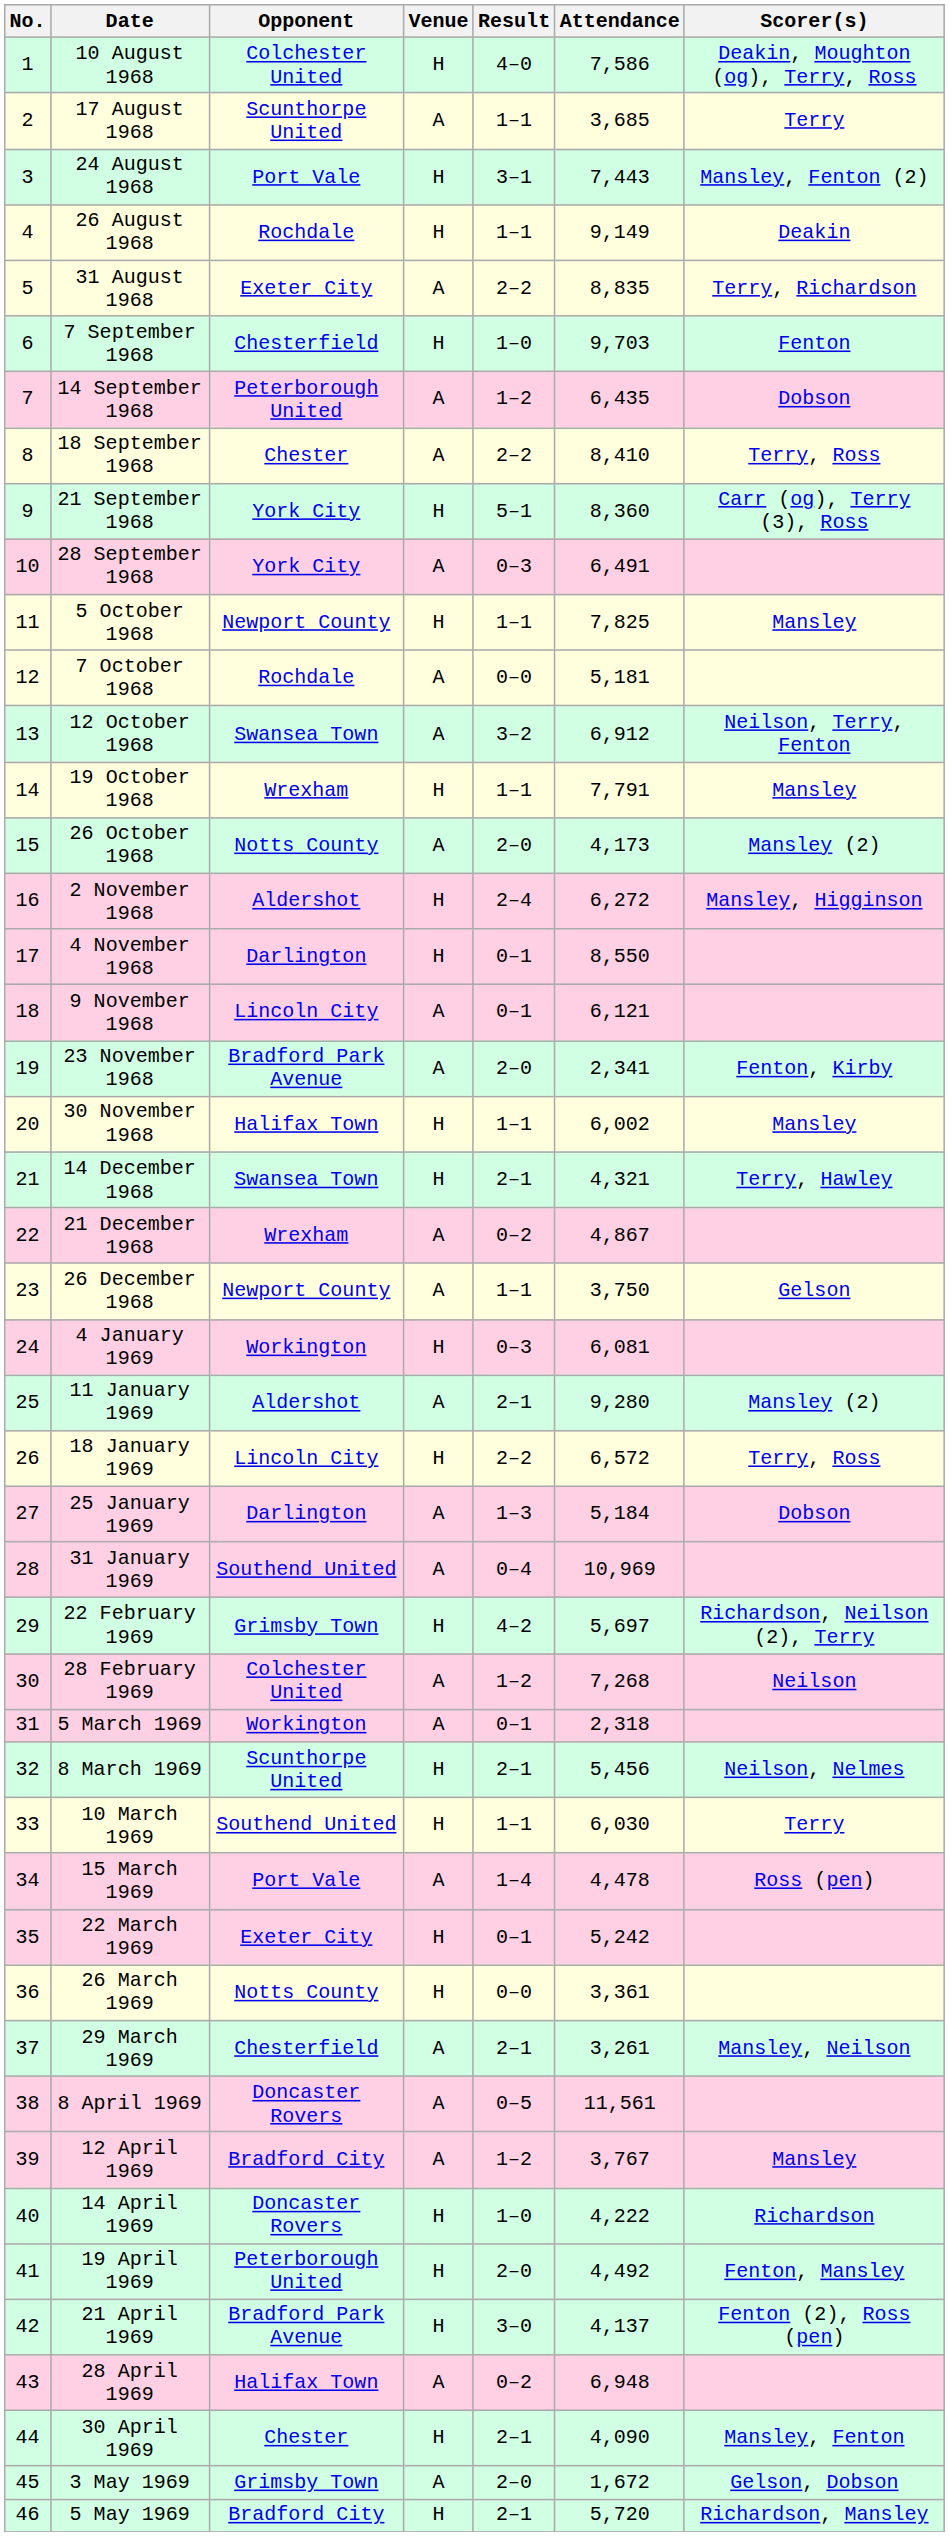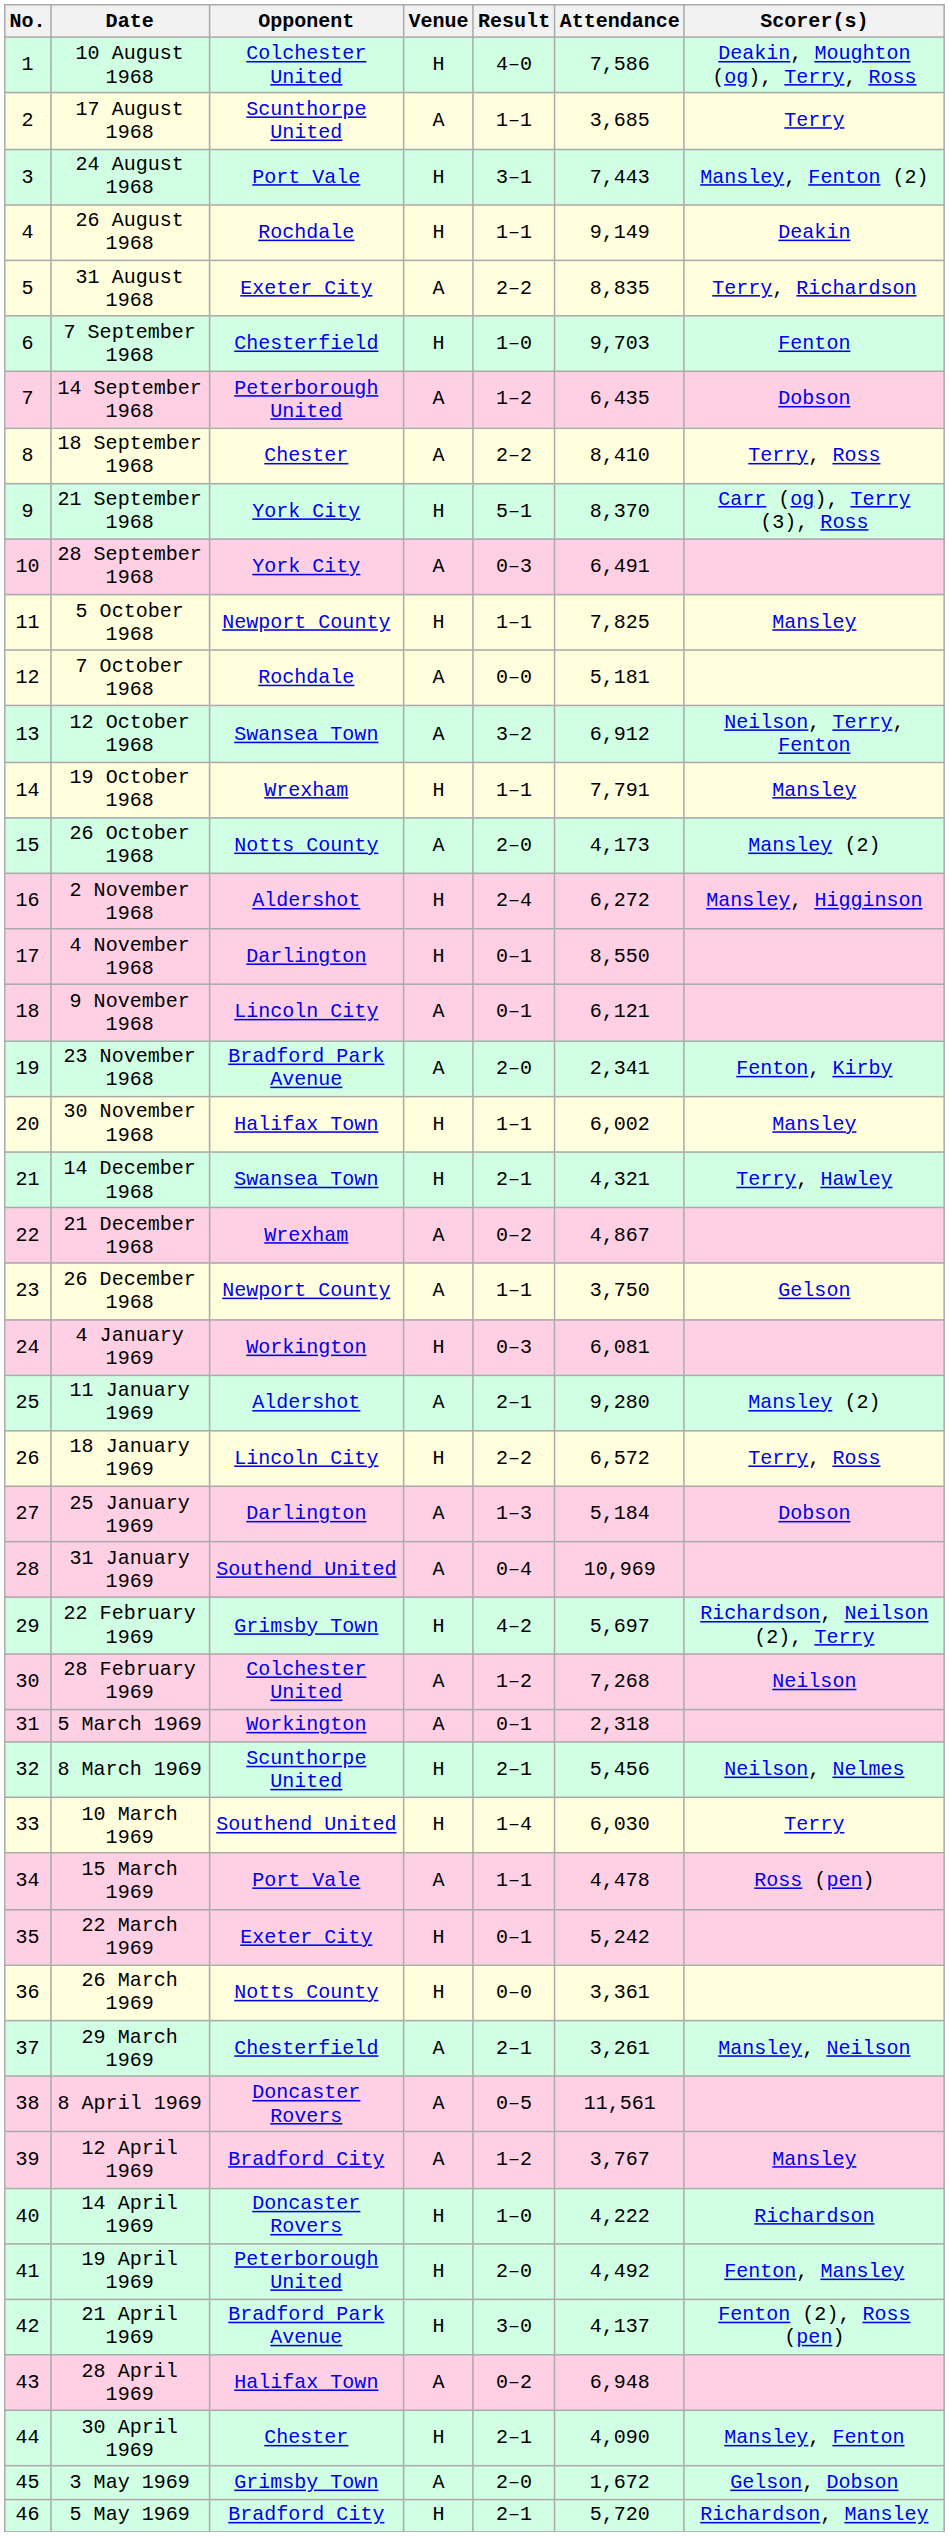(620, 511) 8,360 -> (620, 511) 8,370
(514, 1825) 1–1 -> (514, 1825) 1–4
(514, 1881) 1–4 -> (514, 1881) 1–1
